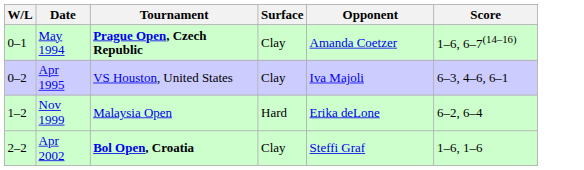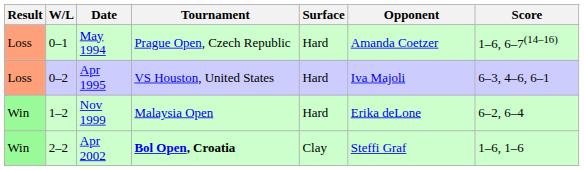+ column: (25, 14)
(150, 42) bold -> (213, 42) normal
(273, 42) Clay -> (315, 42) Hard
(273, 77) Clay -> (315, 77) Hard
